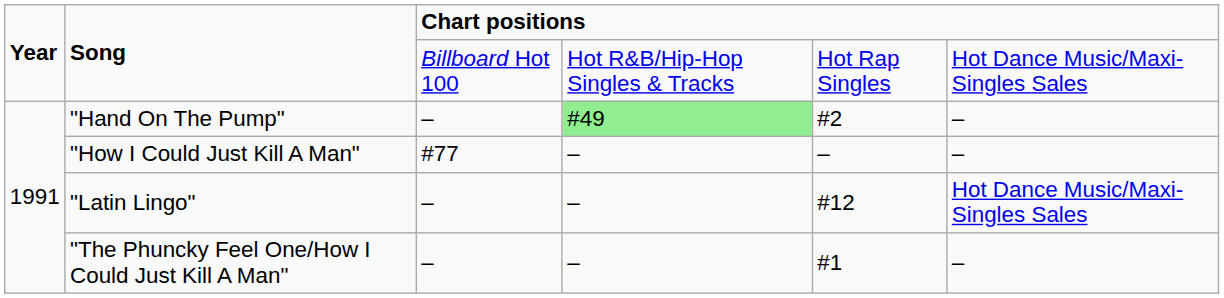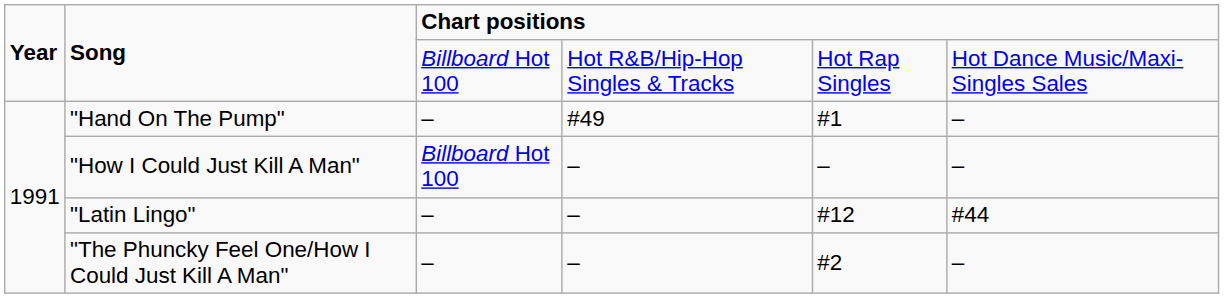(586, 118) lightgreen background -> (586, 118) no background
(830, 118) #2 -> (830, 118) #1
(440, 154) #77 -> (485, 166) Billboard Hot 100
(1068, 202) Hot Dance Music/Maxi-Singles Sales -> (970, 214) #44
(830, 262) #1 -> (830, 262) #2
